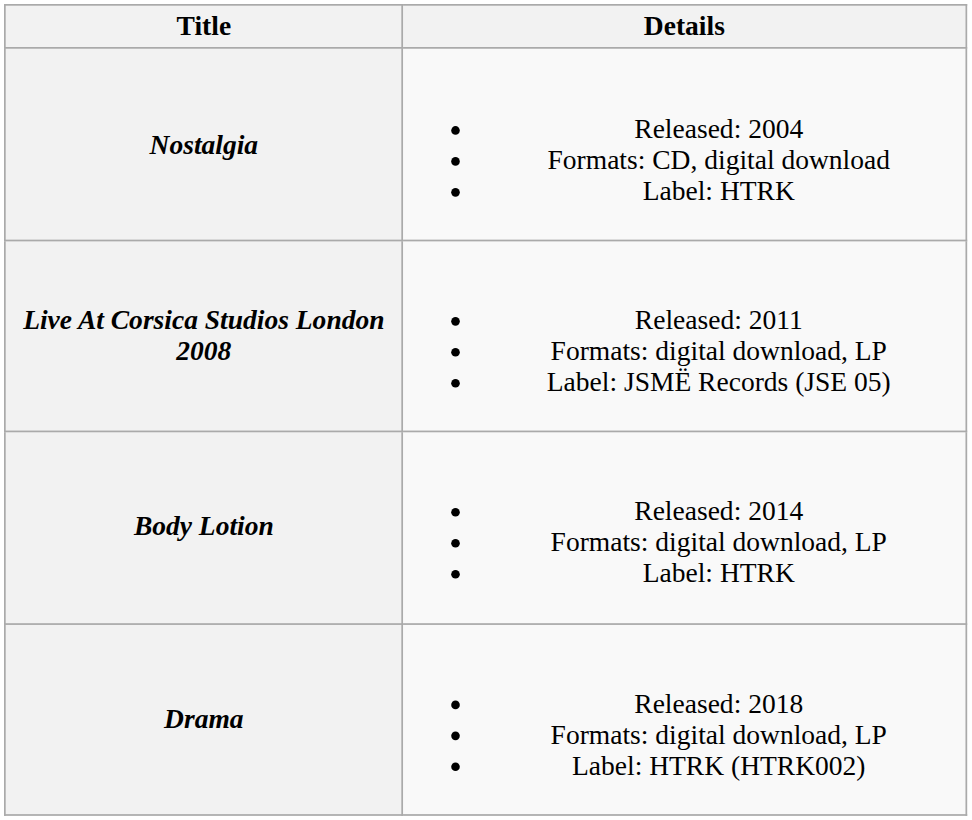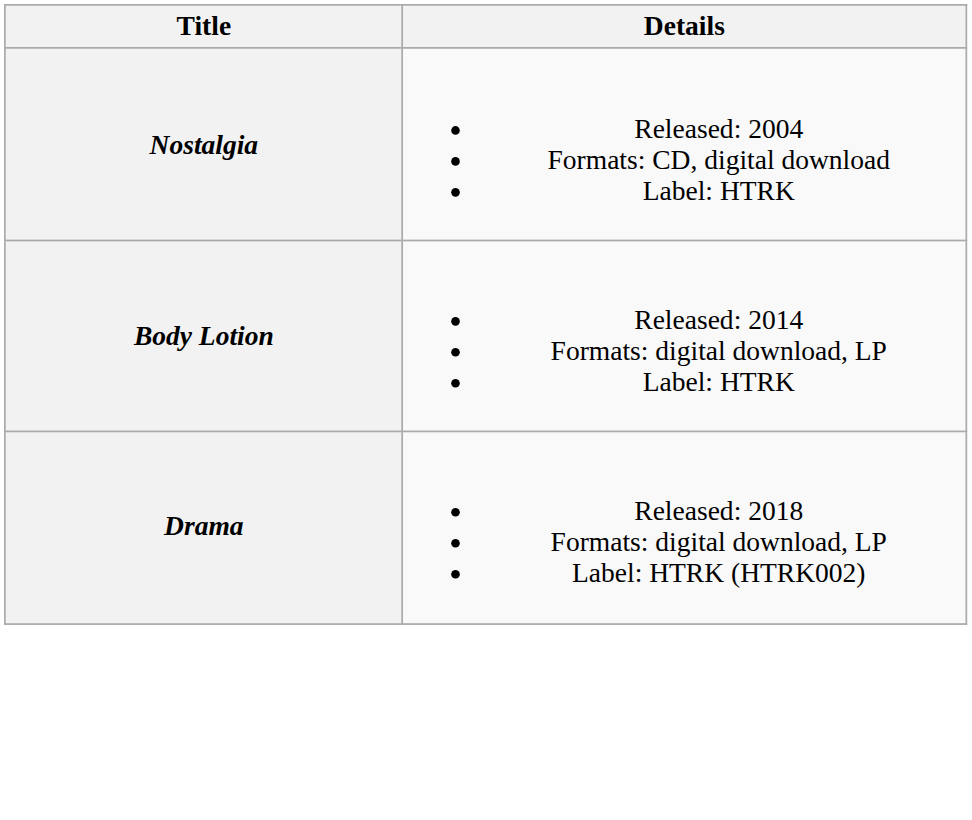- row: (204, 335)
